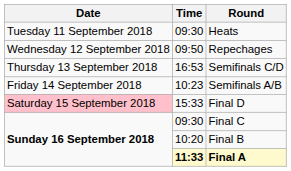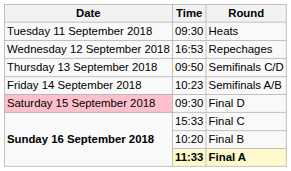(189, 49) 09:50 -> (189, 49) 16:53
(189, 67) 16:53 -> (189, 67) 09:50
(189, 103) 15:33 -> (189, 103) 09:30
(189, 121) 09:30 -> (189, 121) 15:33
